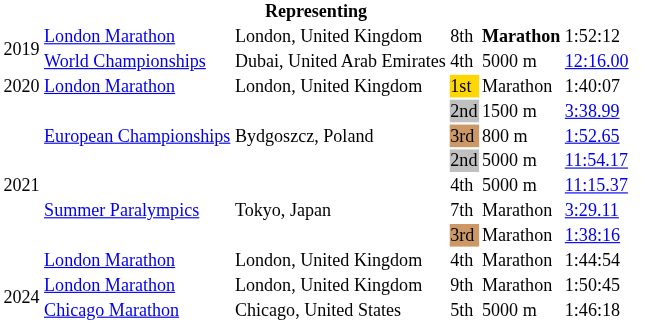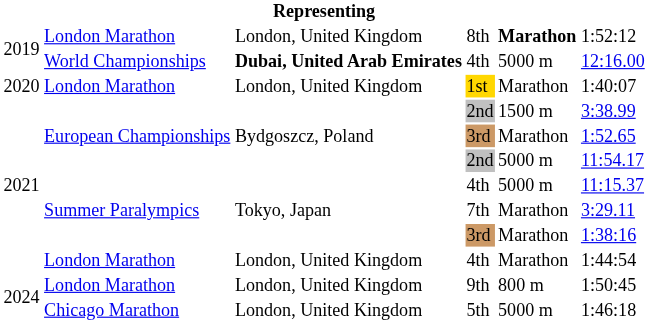(340, 61) normal -> (348, 61) bold
(505, 135) 800 m -> (533, 135) Marathon
(517, 284) Marathon -> (521, 284) 800 m
(318, 309) Chicago, United States -> (329, 309) London, United Kingdom
